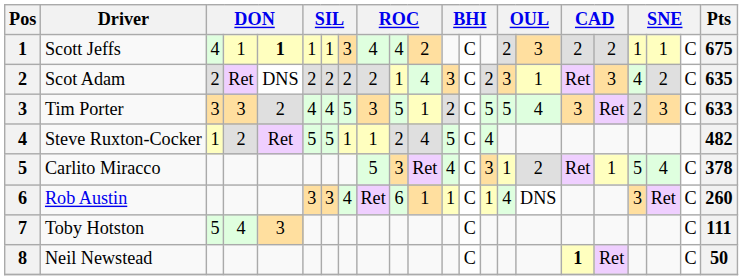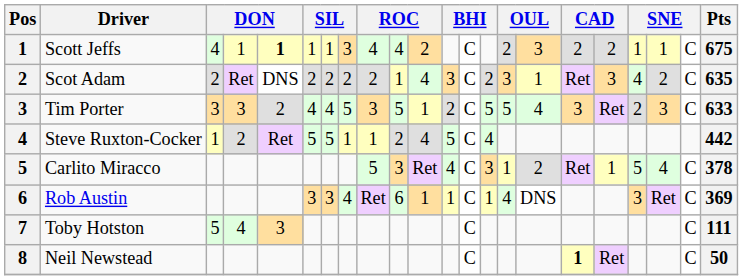(719, 139) 482 -> (719, 139) 442
(719, 198) 260 -> (719, 198) 369
